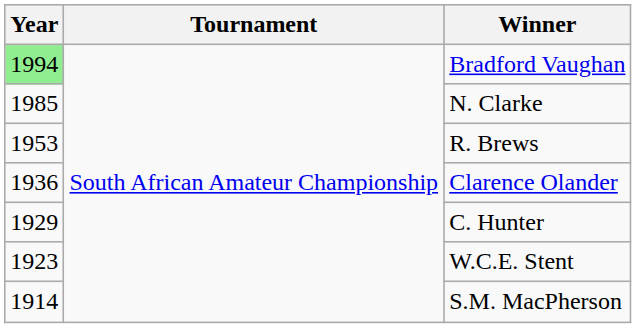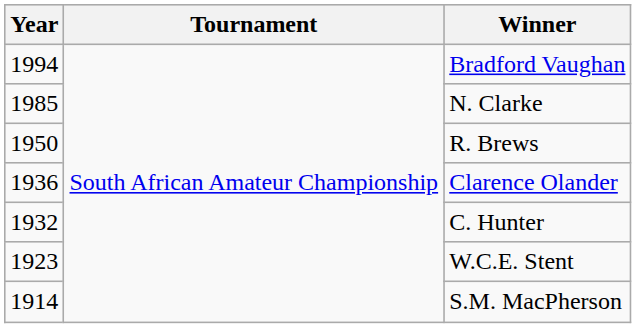(34, 64) lightgreen background -> (34, 64) no background
(34, 143) 1953 -> (34, 143) 1950
(34, 222) 1929 -> (34, 222) 1932
